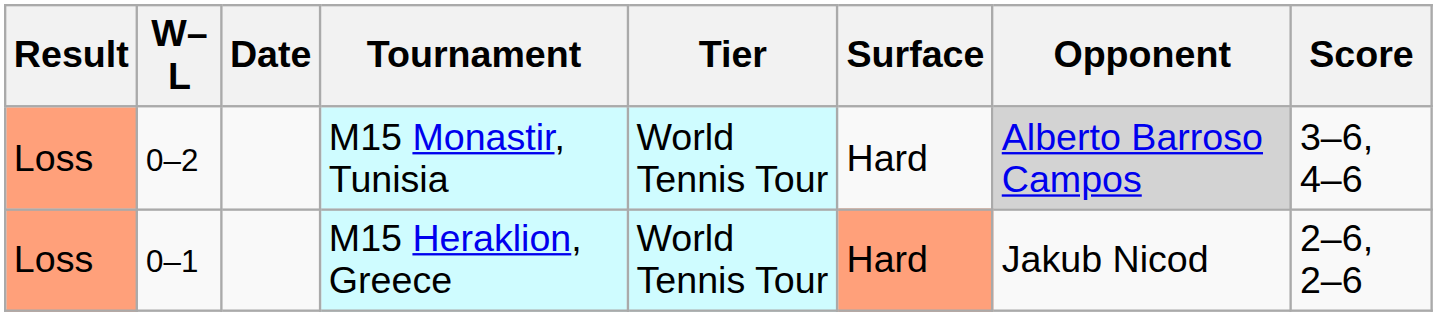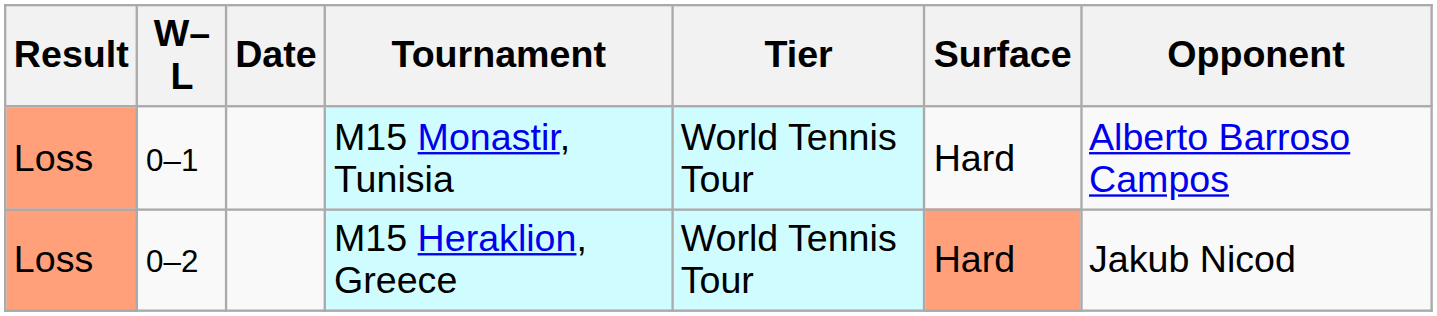- column: (1361, 55)
(172, 159) 0–2 -> (172, 159) 0–1
(1132, 157) lightgrey background -> (1220, 157) no background
(172, 261) 0–1 -> (172, 261) 0–2
